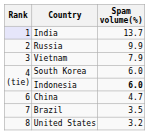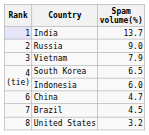(135, 46) 9.9 -> (135, 46) 9.0
(135, 72) 6.0 -> (135, 72) 6.5
(135, 85) bold -> (135, 85) normal
(135, 110) 3.5 -> (135, 110) 4.5
